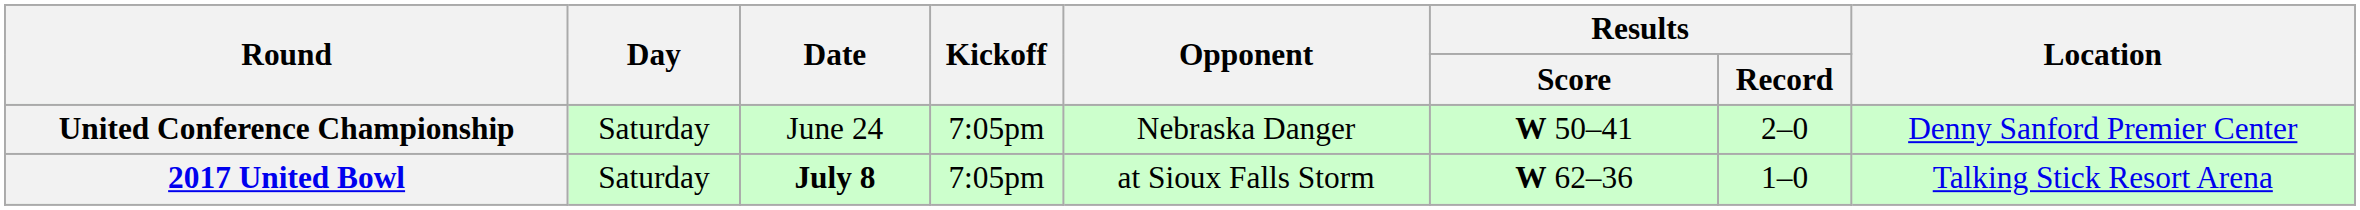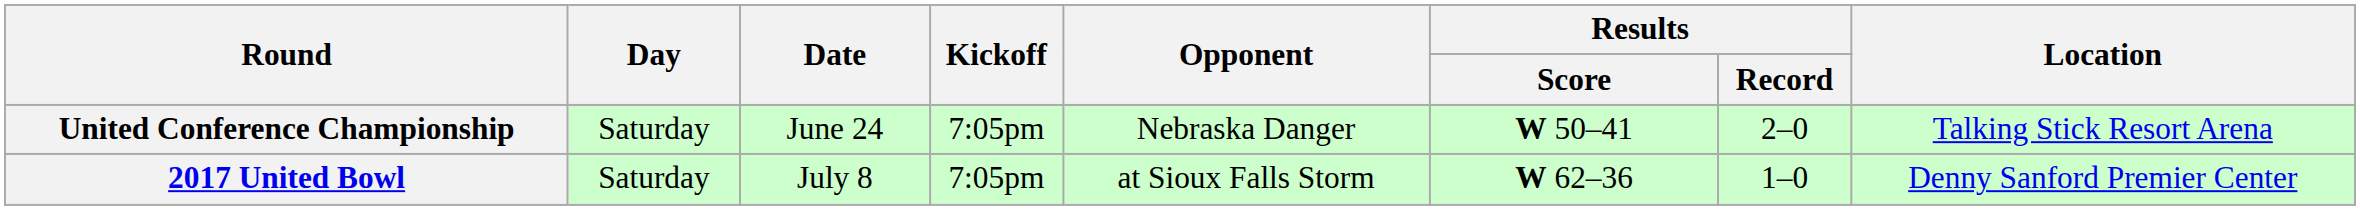(2103, 128) Denny Sanford Premier Center -> (2103, 128) Talking Stick Resort Arena
(835, 178) bold -> (835, 178) normal
(2103, 178) Talking Stick Resort Arena -> (2103, 178) Denny Sanford Premier Center
